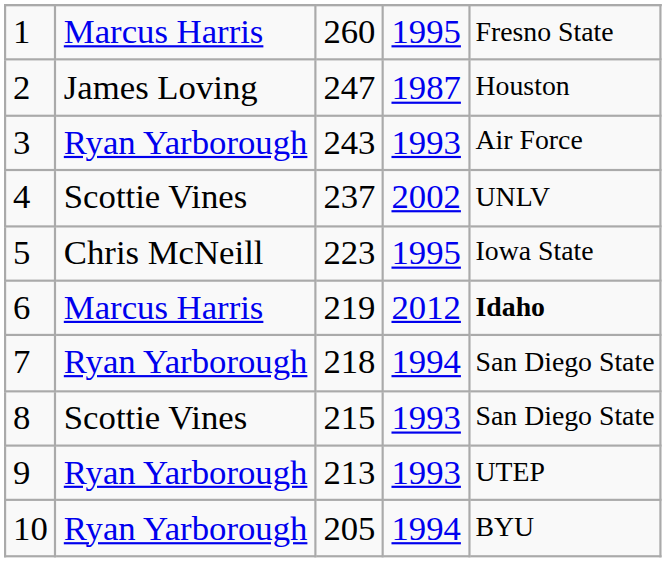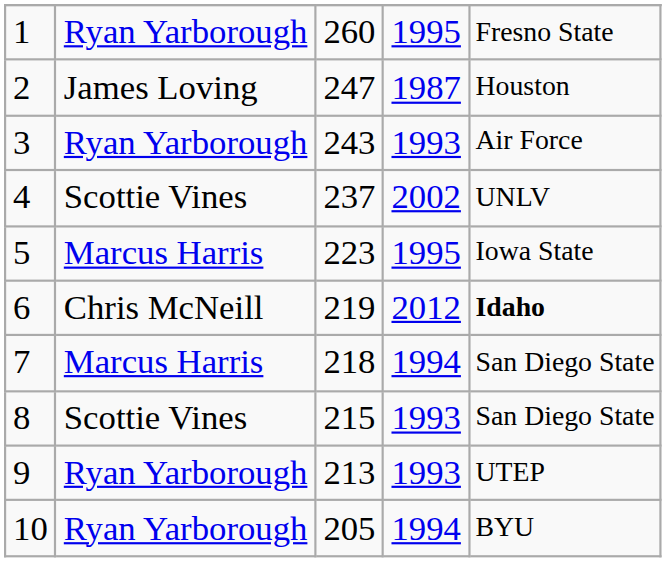(164, 32) Marcus Harris -> (186, 32) Ryan Yarborough
(164, 252) Chris McNeill -> (164, 252) Marcus Harris
(164, 307) Marcus Harris -> (164, 307) Chris McNeill
(186, 362) Ryan Yarborough -> (164, 362) Marcus Harris
